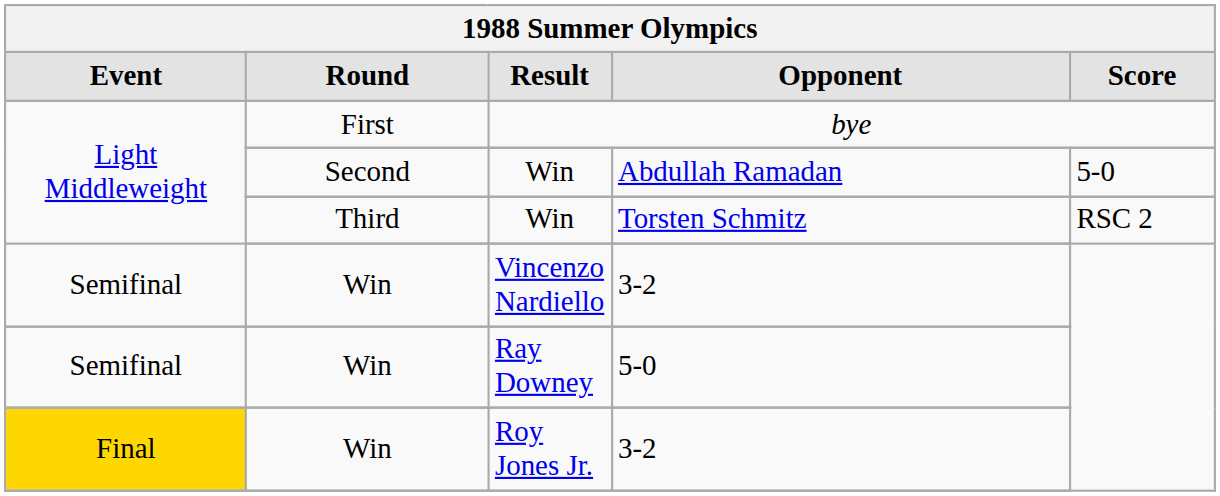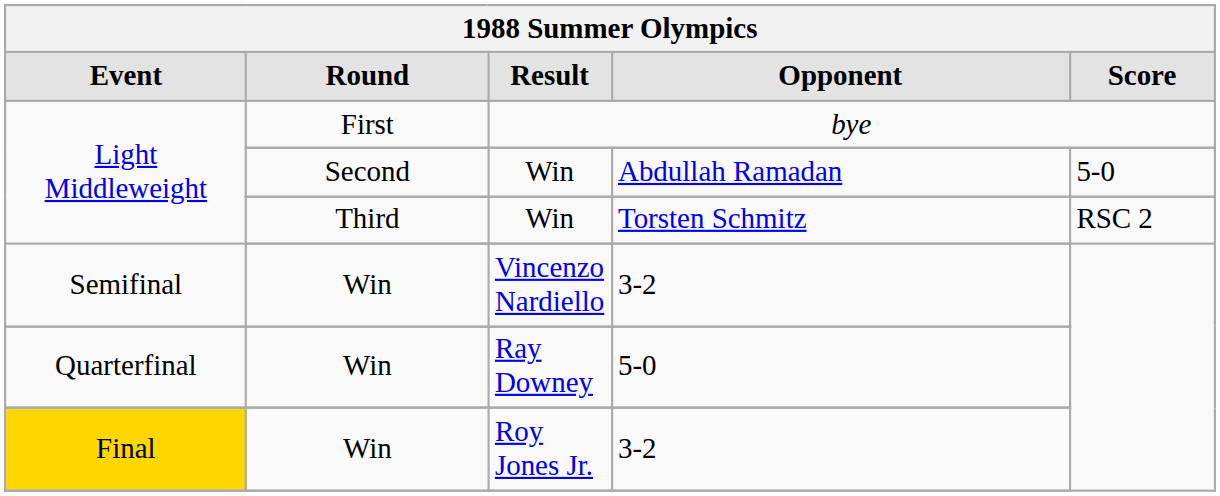(126, 365) Semifinal -> (126, 365) Quarterfinal
